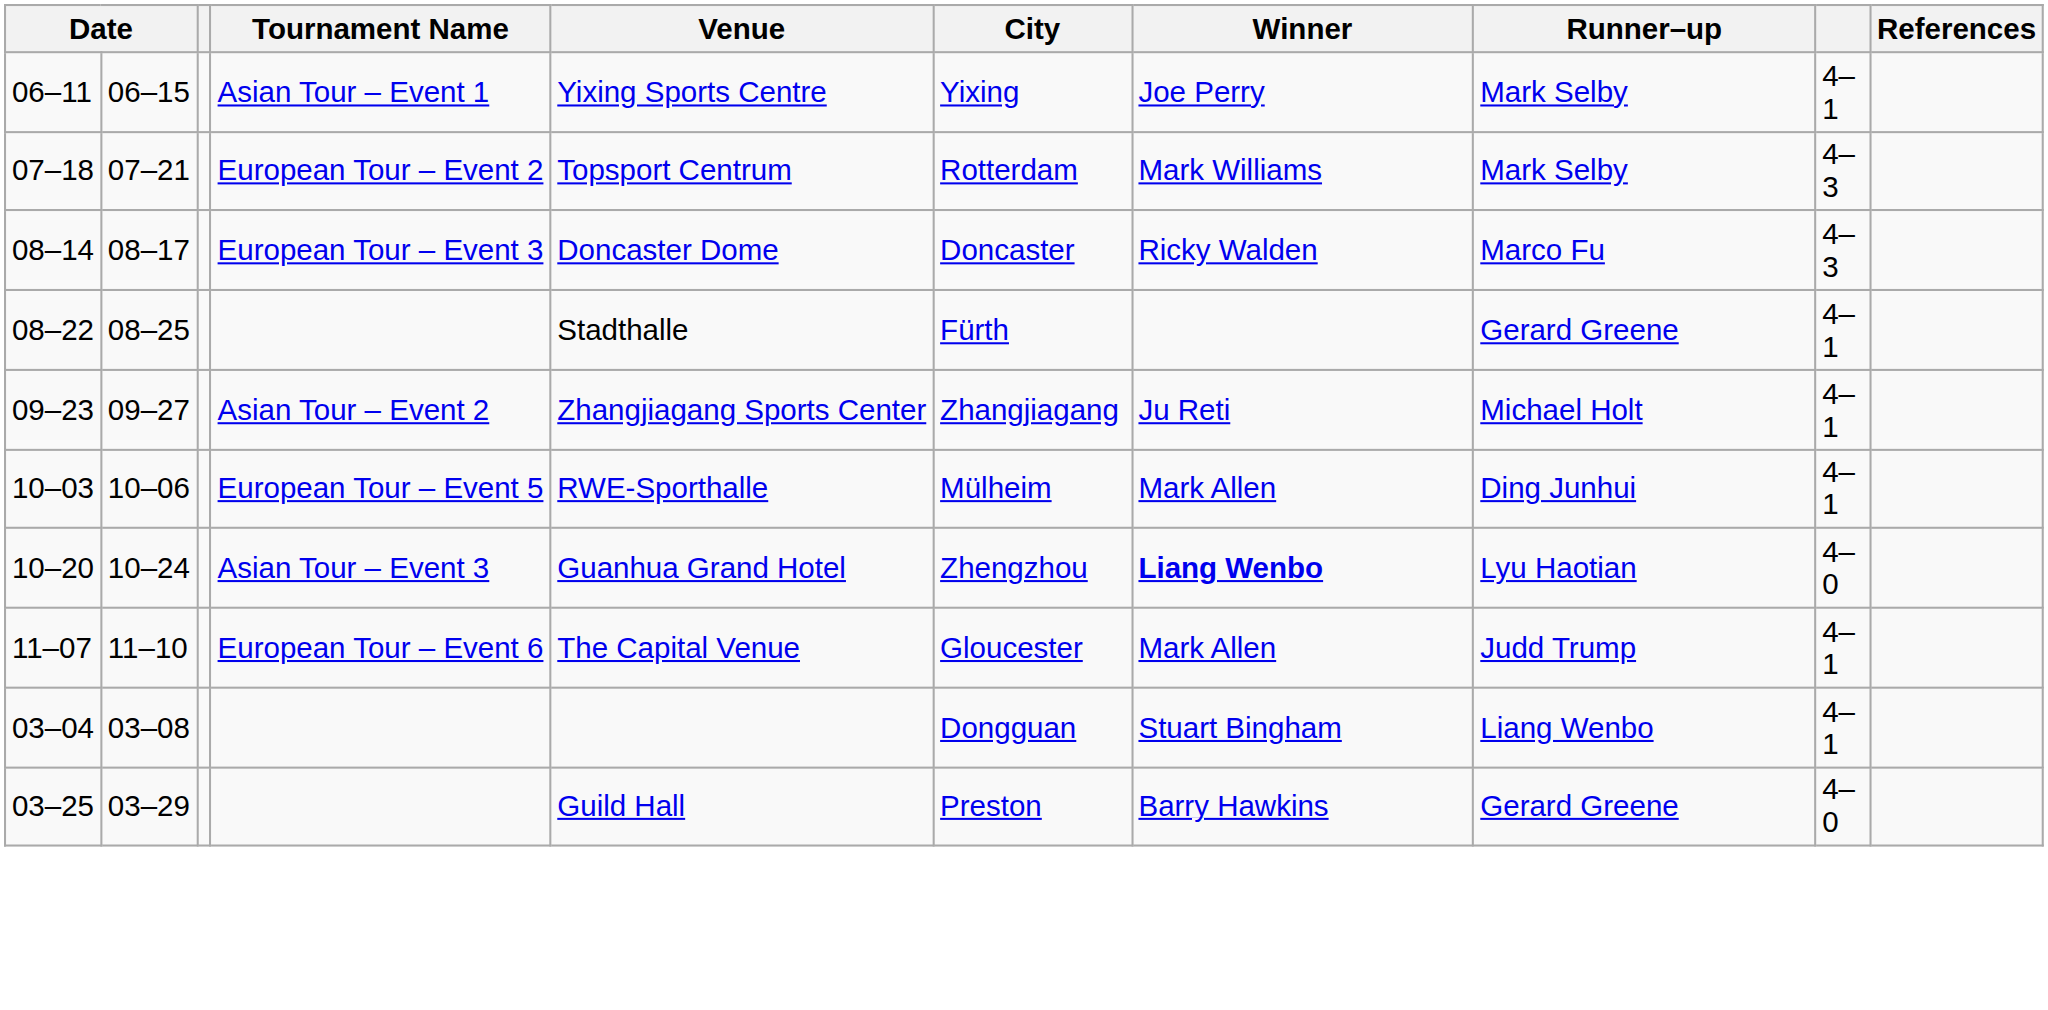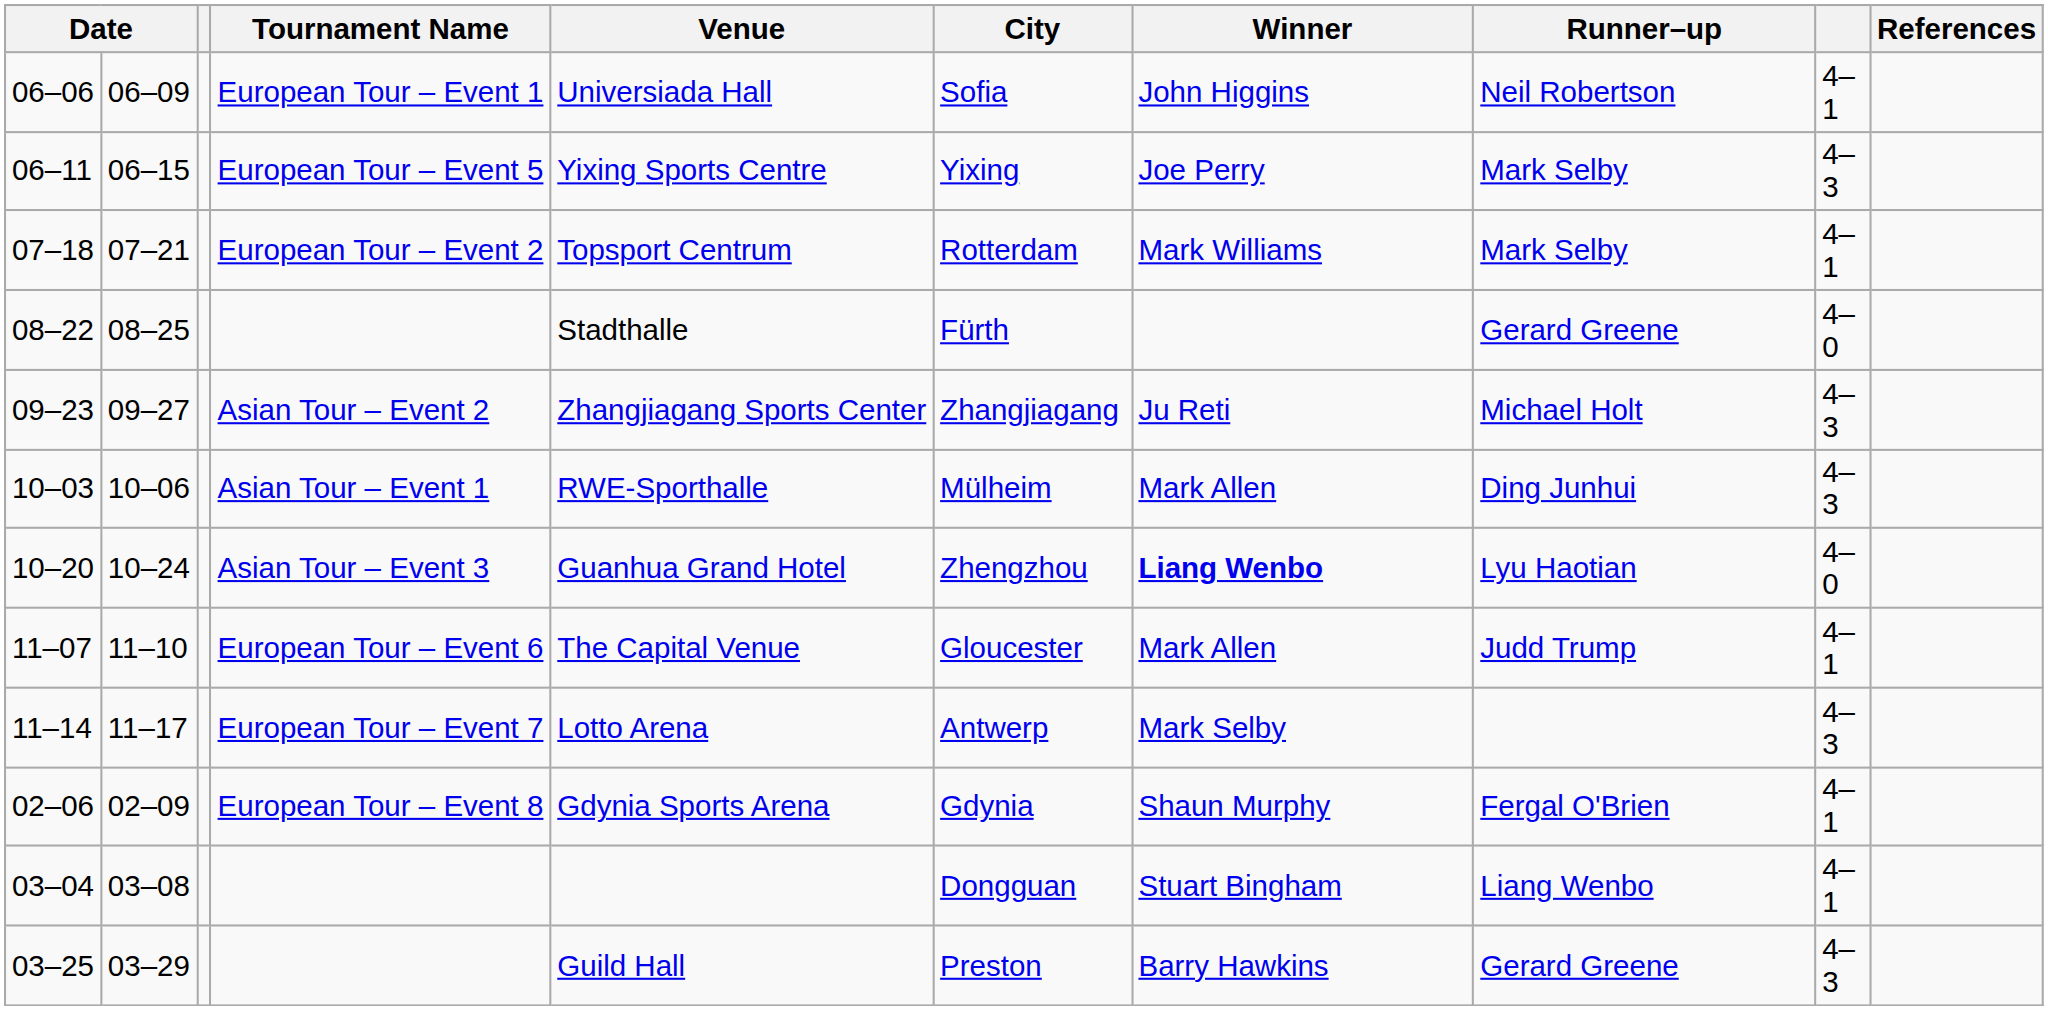+ row: (53, 92)
(353, 92) Asian Tour – Event 1 -> (381, 171) European Tour – Event 5
(1839, 92) 4–1 -> (1839, 171) 4–3
(1839, 171) 4–3 -> (1839, 251) 4–1
- row: (53, 251)
(1839, 330) 4–1 -> (1839, 330) 4–0
(1839, 410) 4–1 -> (1839, 410) 4–3
(381, 489) European Tour – Event 5 -> (353, 489) Asian Tour – Event 1
(1839, 489) 4–1 -> (1839, 489) 4–3
+ row: (52, 727)
+ row: (53, 807)
(1839, 807) 4–0 -> (1839, 966) 4–3
